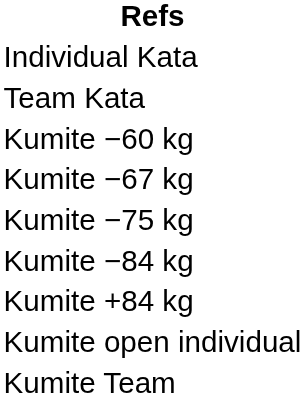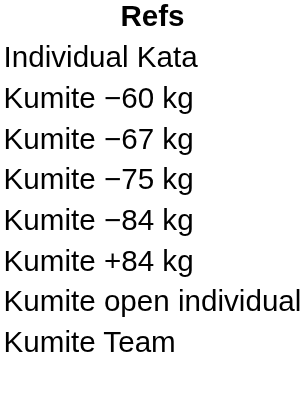- row: (74, 98)
